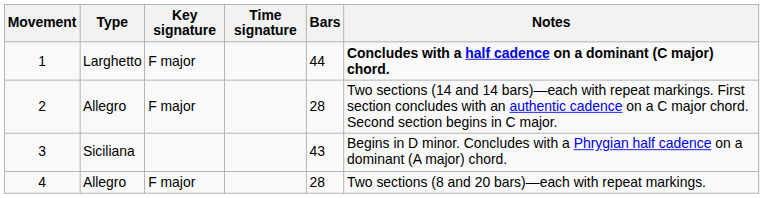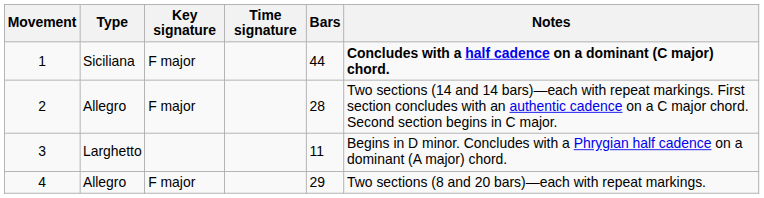(112, 61) Larghetto -> (109, 61) Siciliana
(109, 152) Siciliana -> (112, 152) Larghetto
(317, 152) 43 -> (317, 152) 11
(317, 182) 28 -> (317, 182) 29
